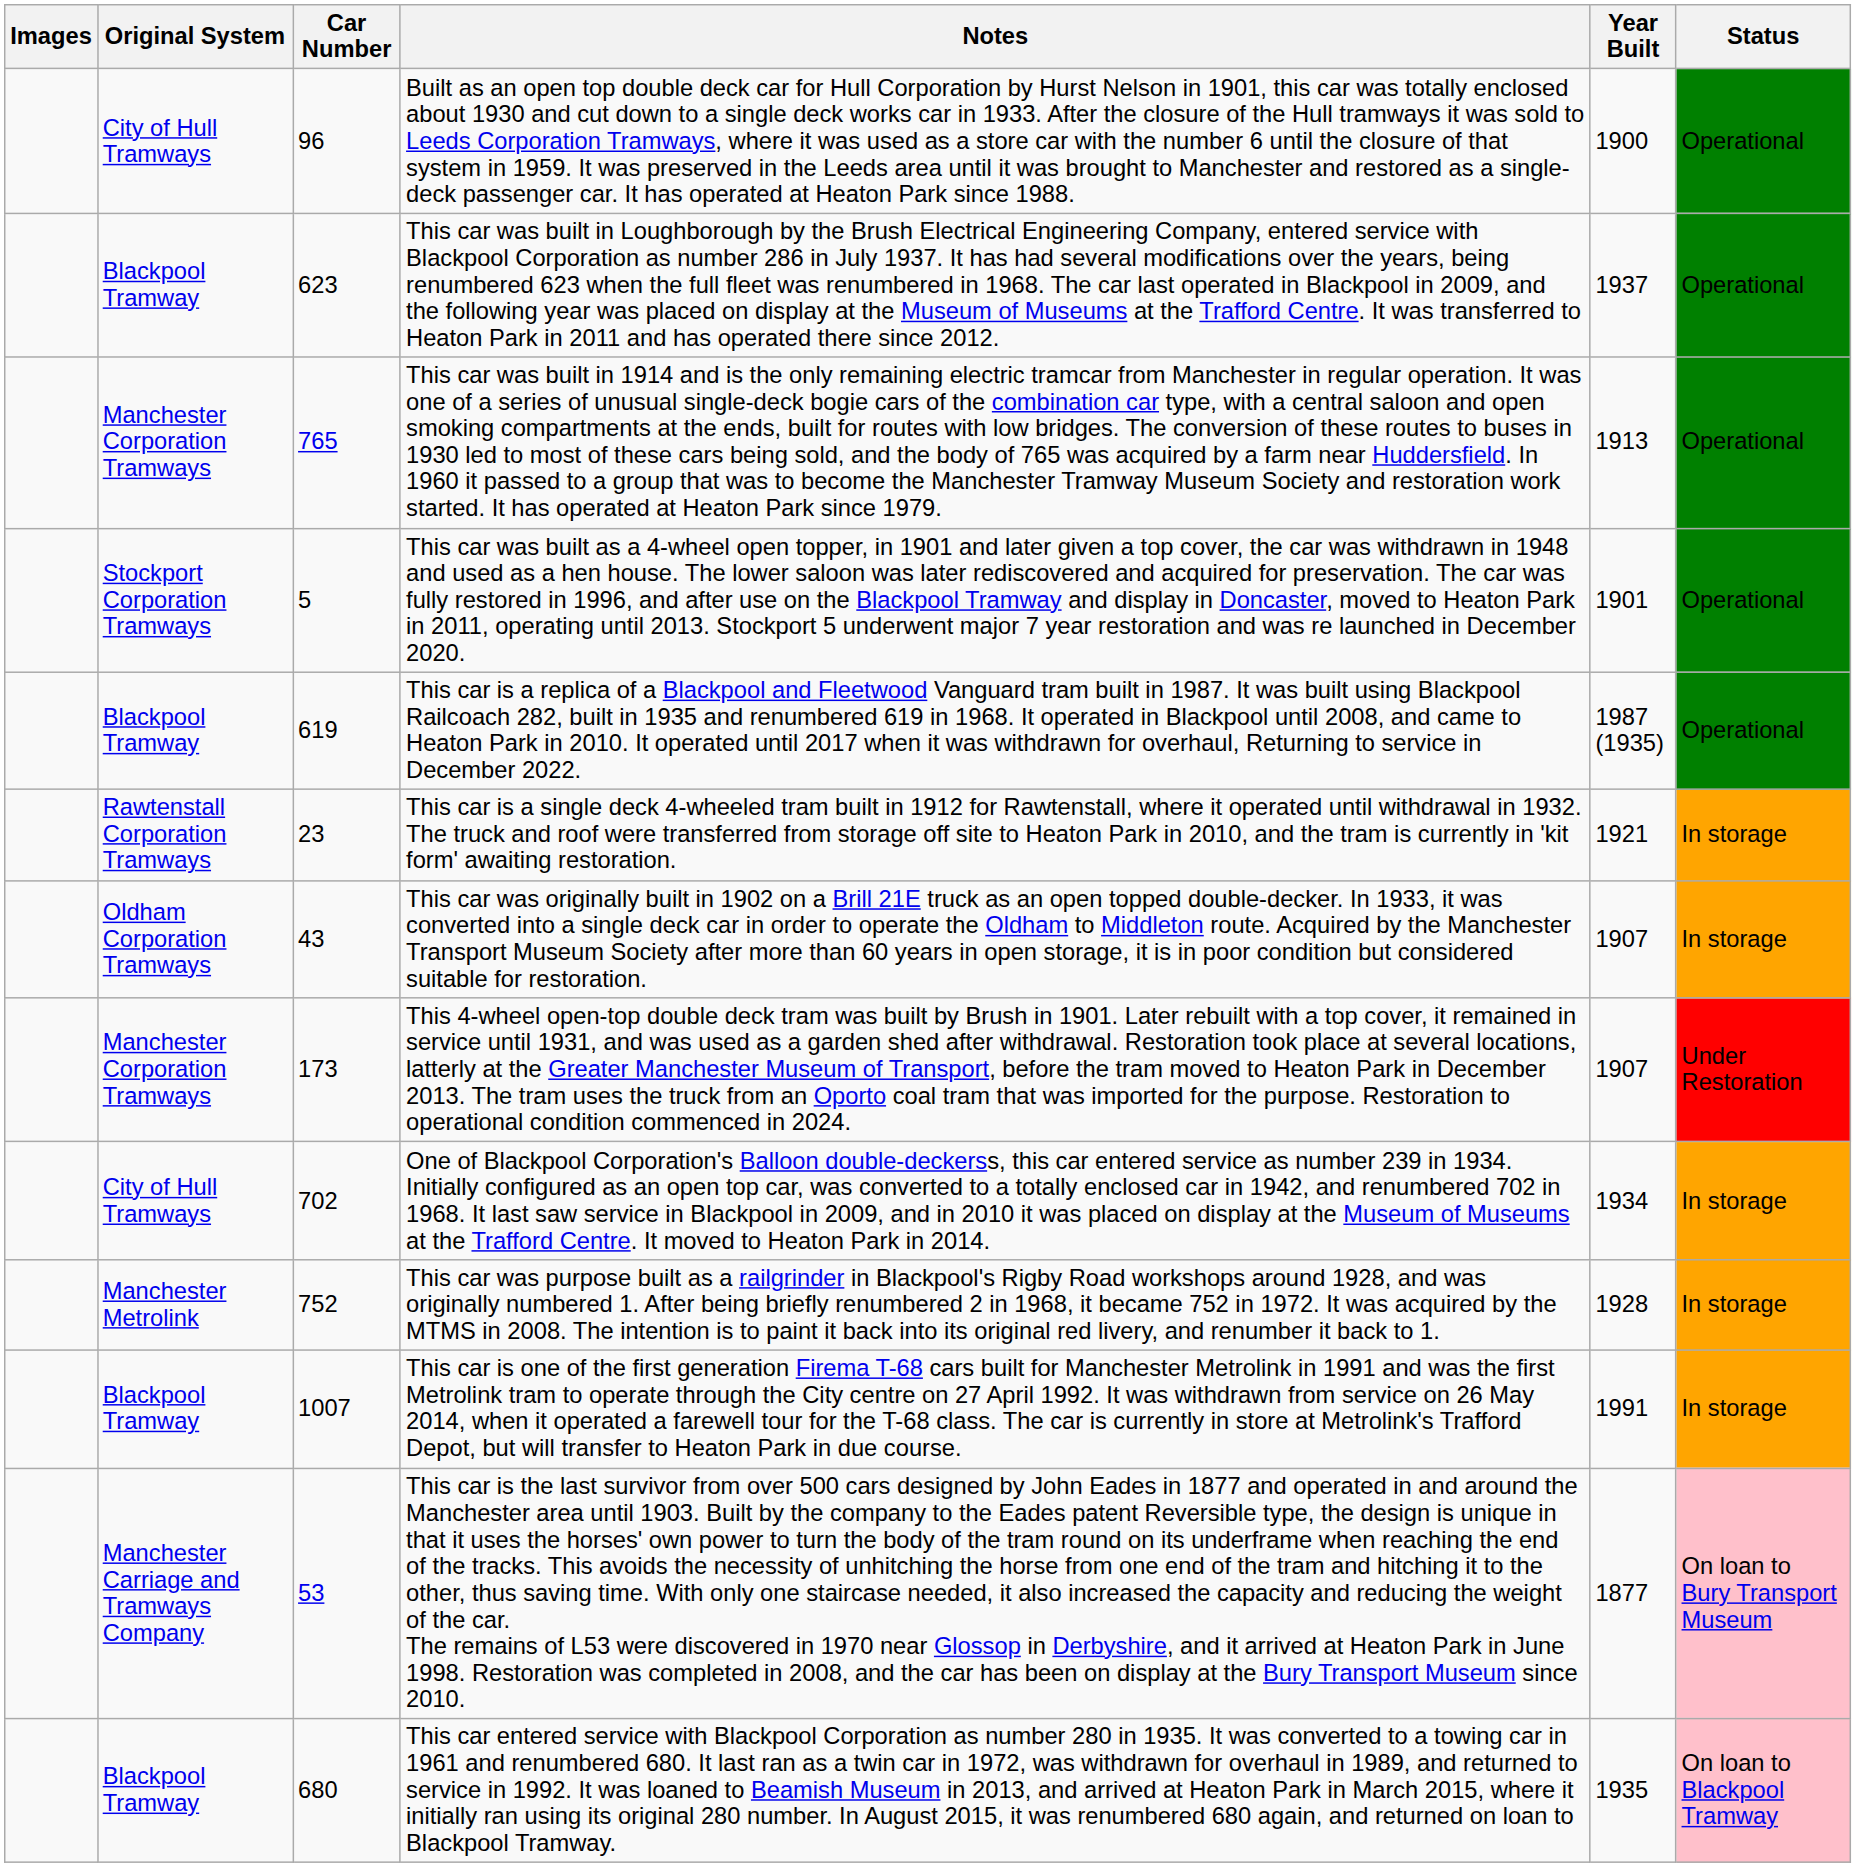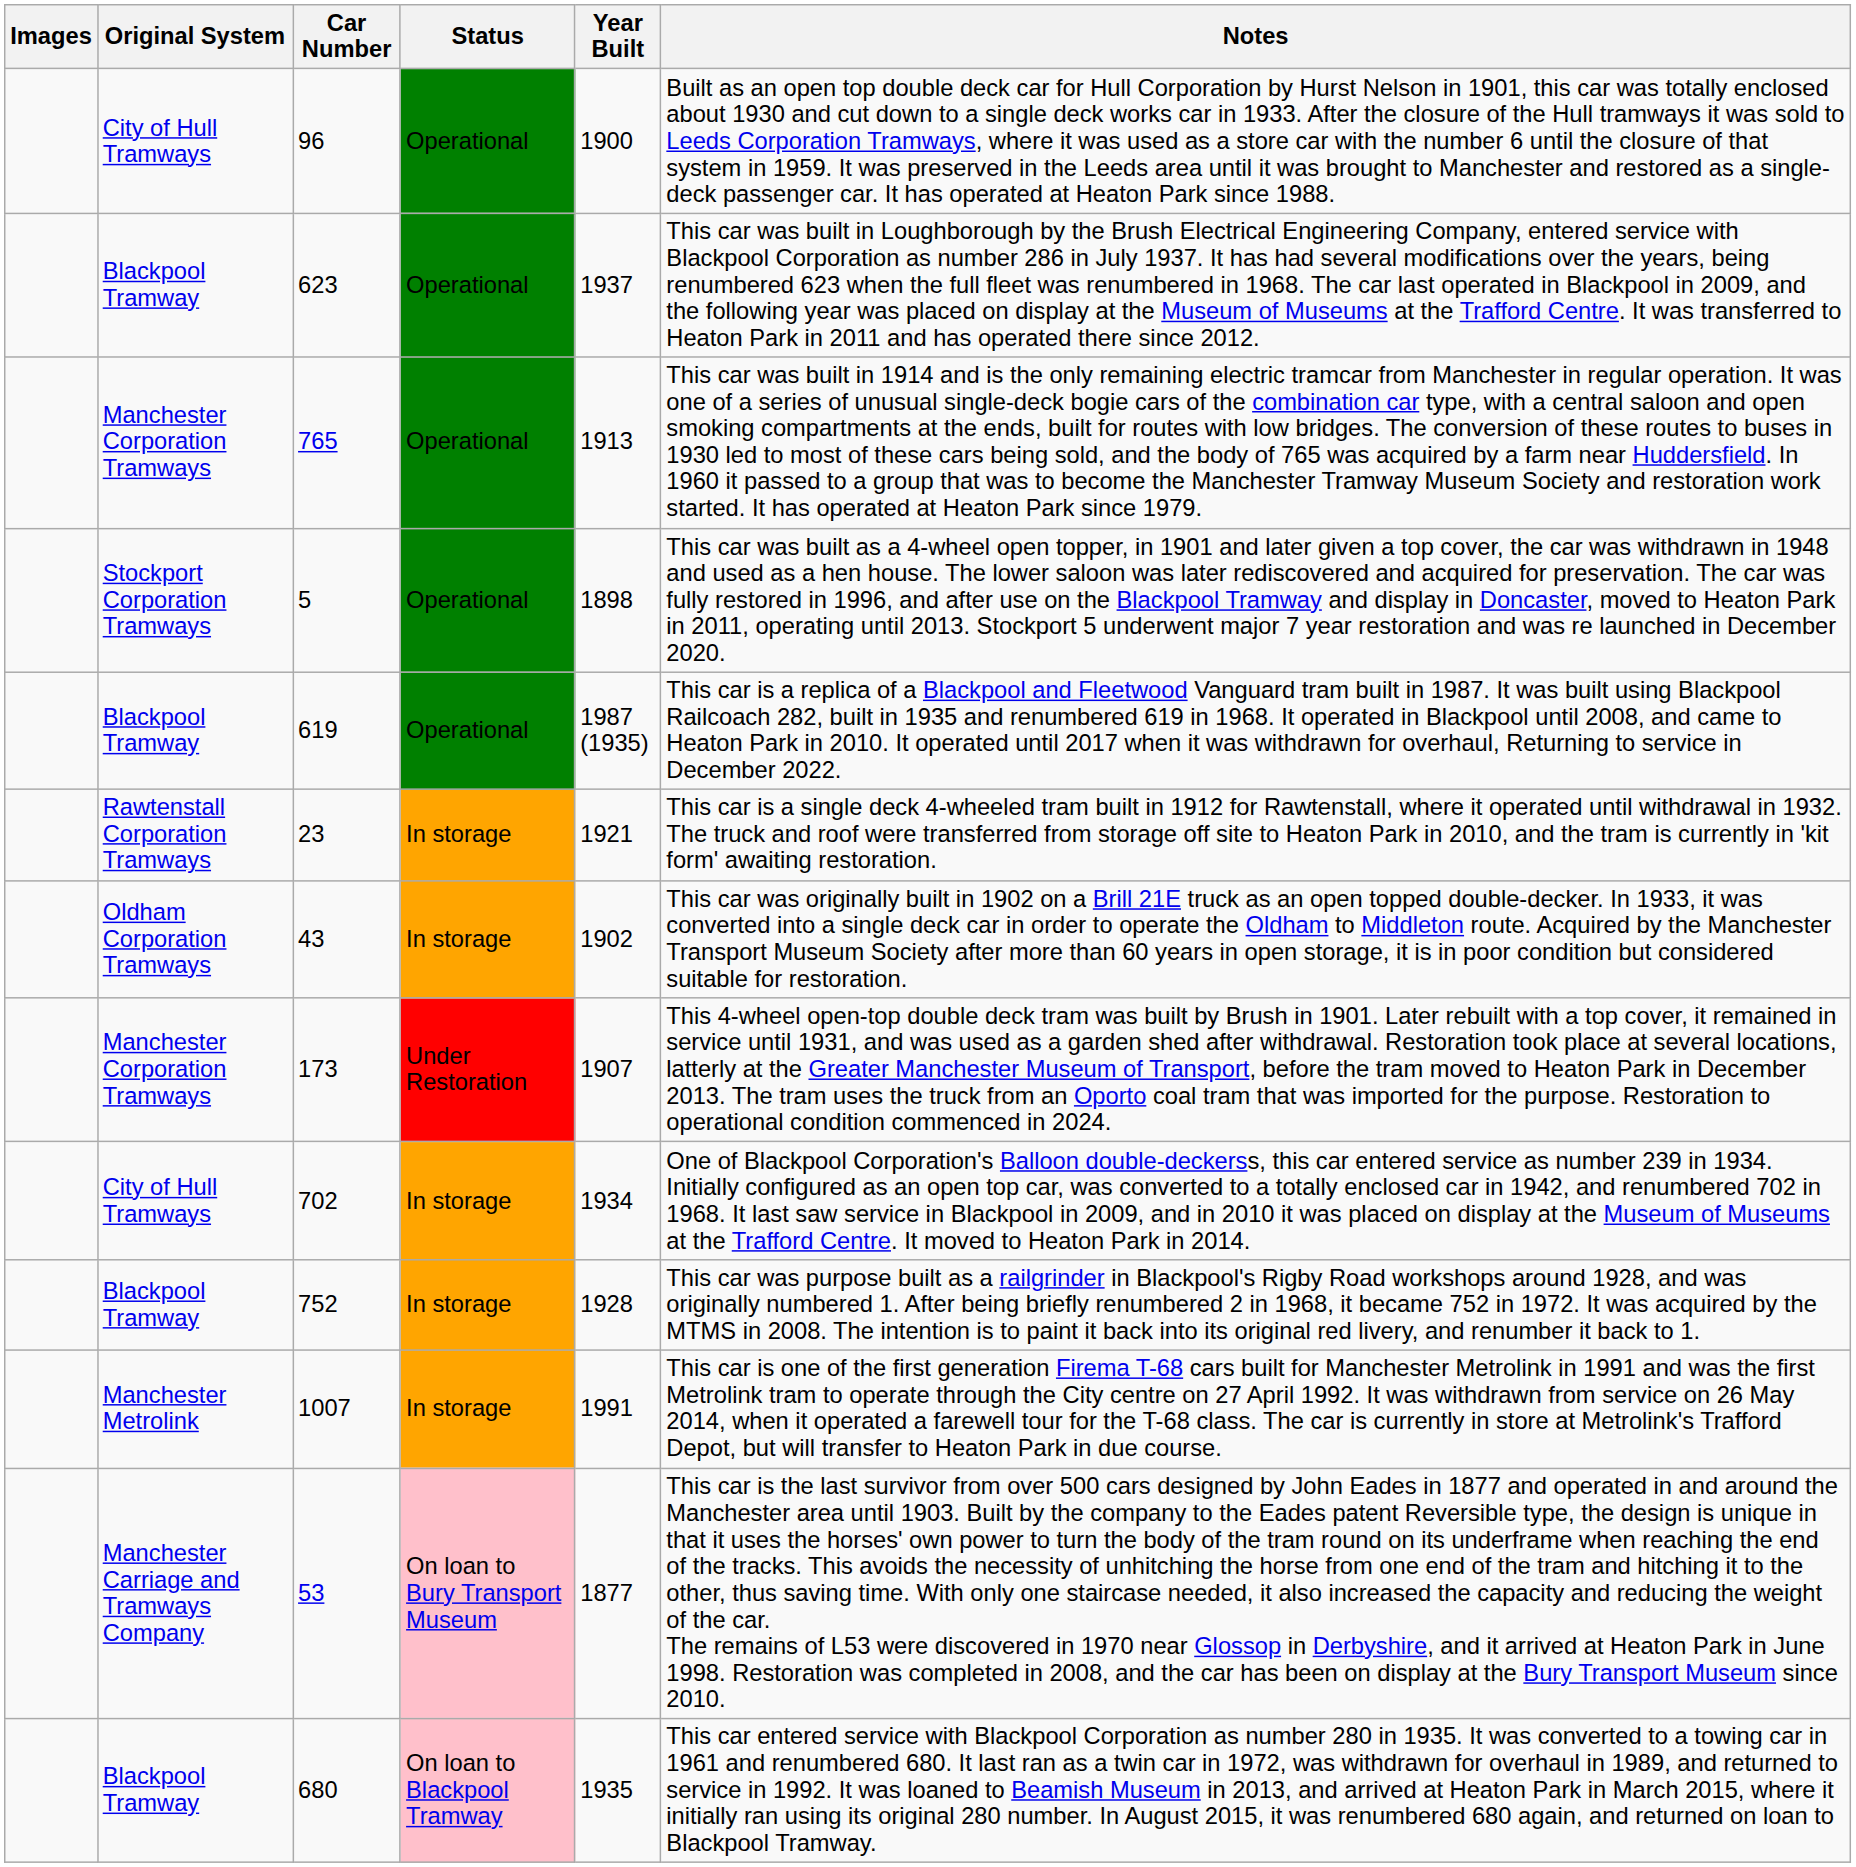columns swapped: (1763, 36) <-> (995, 36)
(1622, 599) 1901 -> (607, 599) 1898
(1622, 938) 1907 -> (607, 938) 1902
(165, 1304) Manchester Metrolink -> (154, 1304) Blackpool Tramway
(154, 1408) Blackpool Tramway -> (165, 1408) Manchester Metrolink
